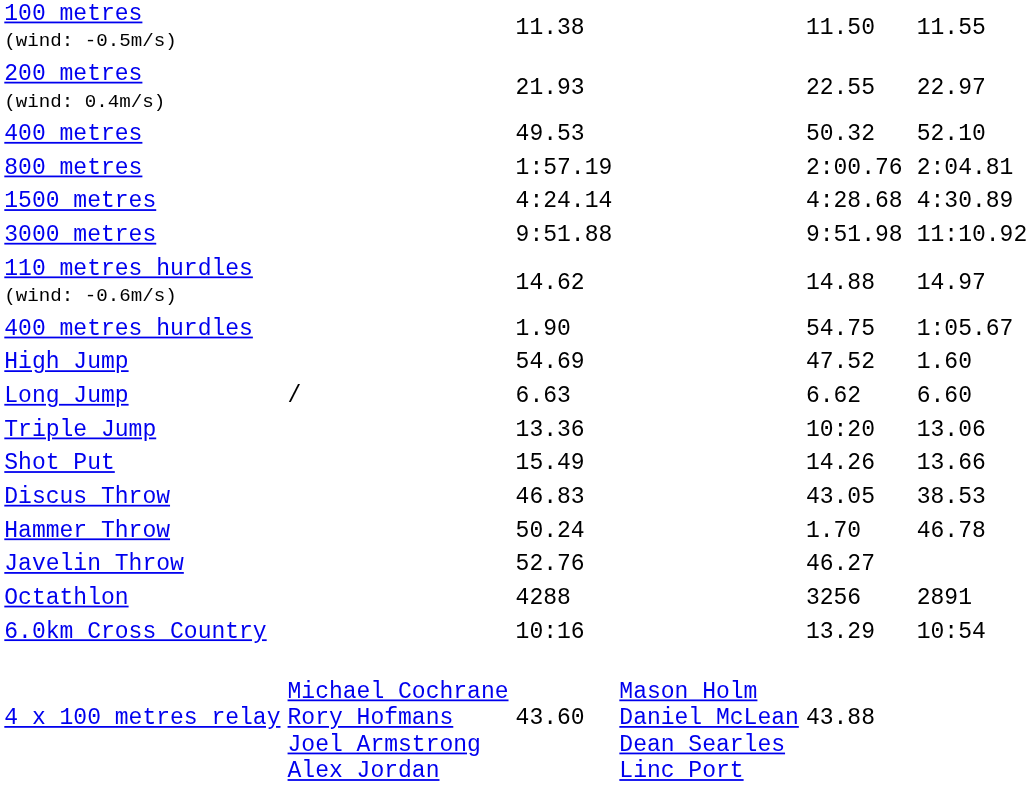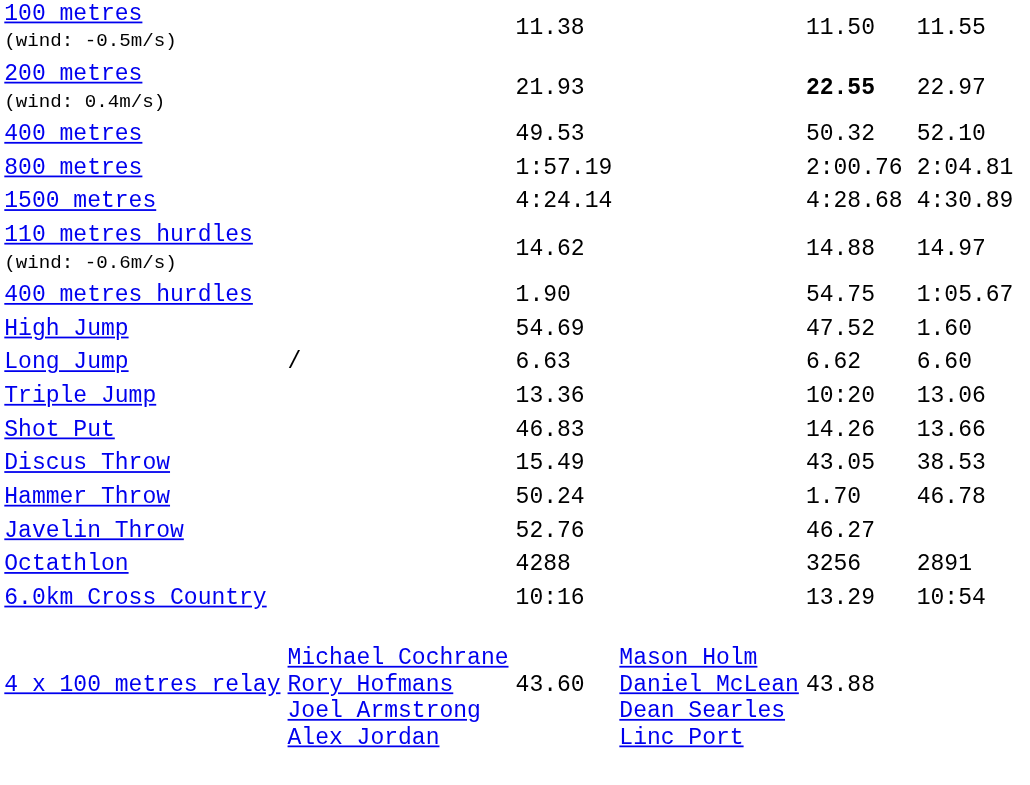(840, 87) normal -> (840, 87) bold
- row: (80, 235)
(550, 463) 15.49 -> (550, 430) 46.83
(550, 497) 46.83 -> (550, 463) 15.49
